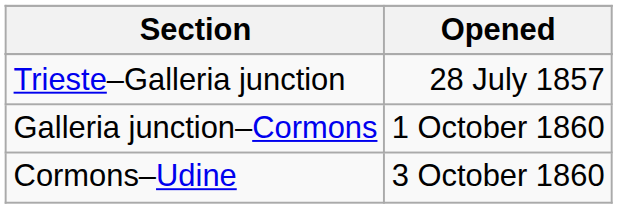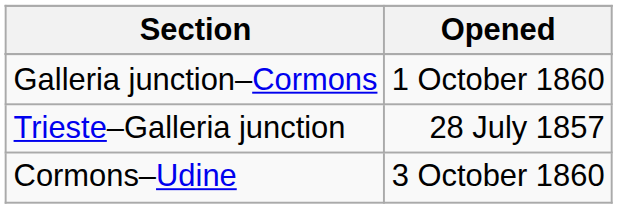rows swapped: (180, 78) <-> (196, 127)
